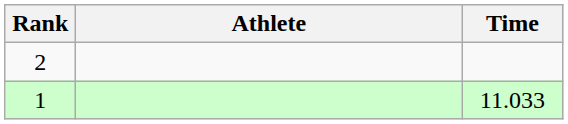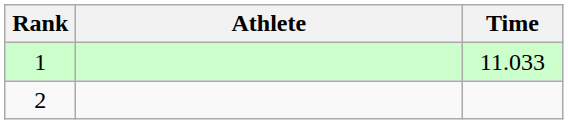rows swapped: (40, 99) <-> (40, 61)
